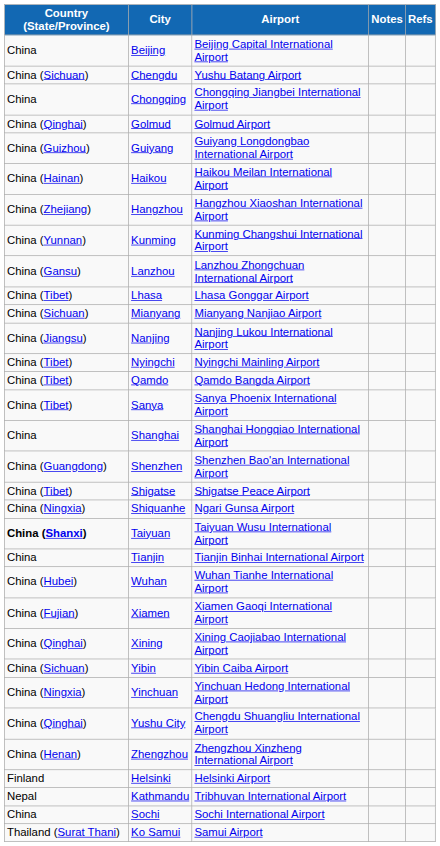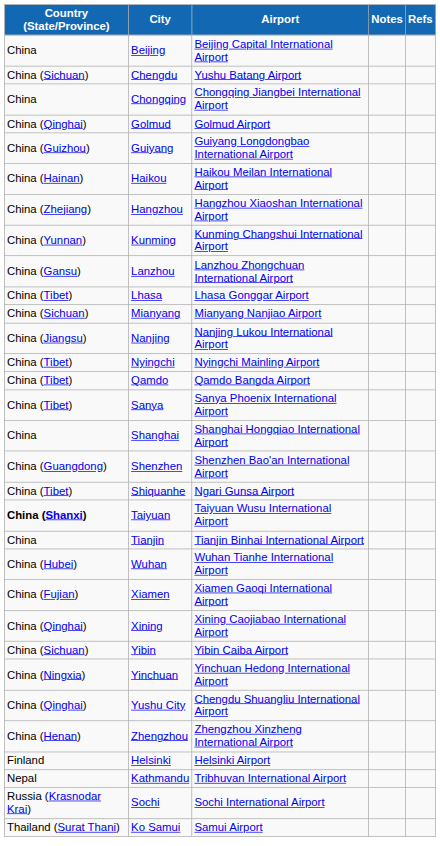- row: (153, 491)
(46, 509) China (Ningxia) -> (40, 491) China (Tibet)
(22, 814) China -> (54, 803) Russia (Krasnodar Krai)
